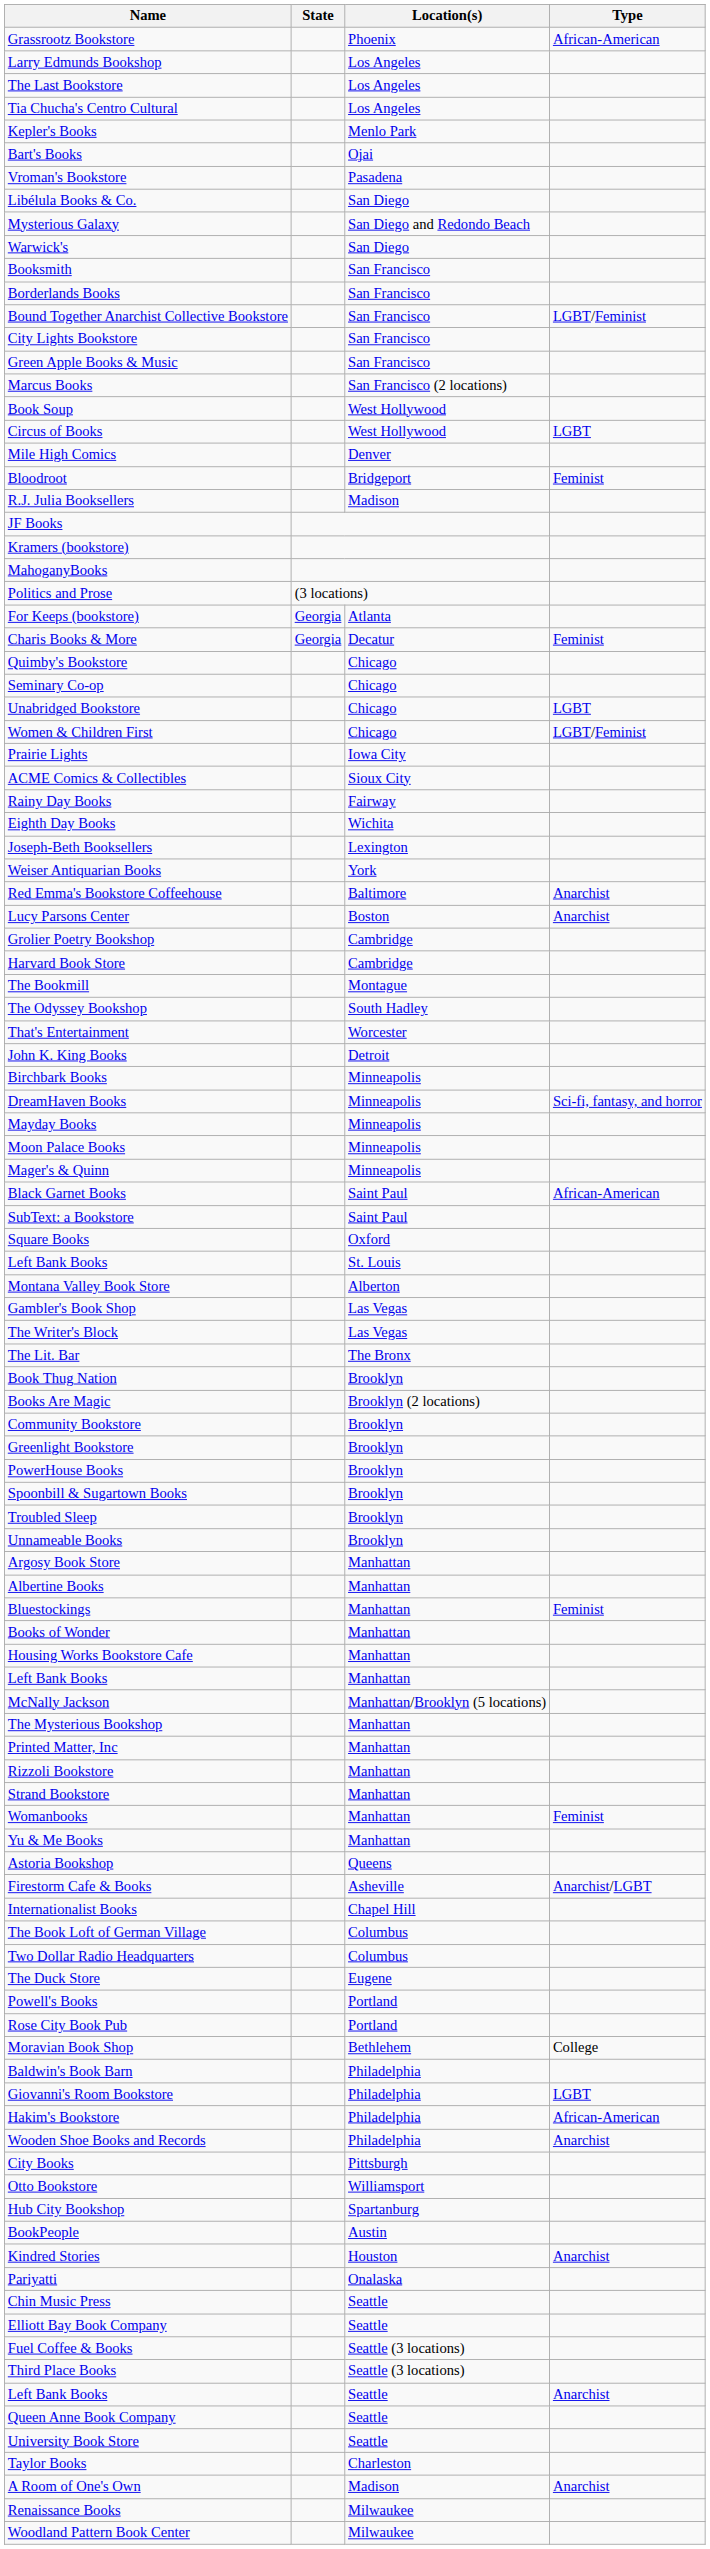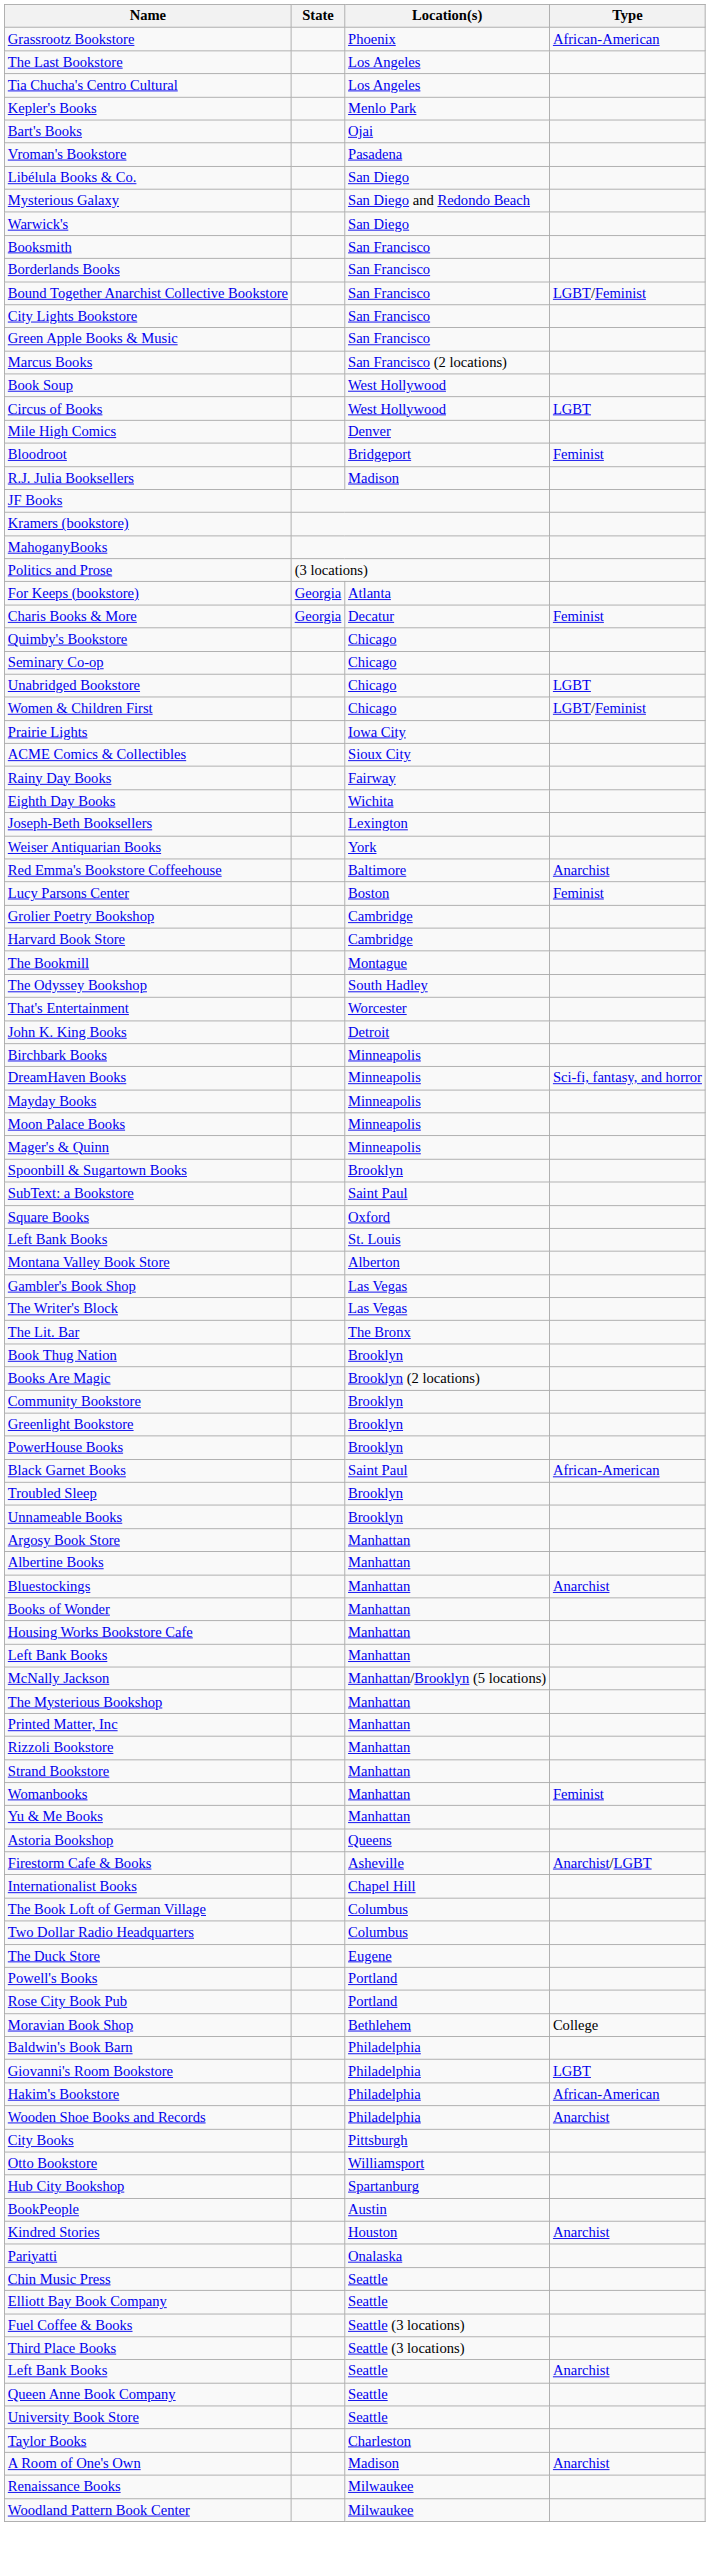- row: (85, 62)
(581, 916) Anarchist -> (578, 893) Feminist
rows swapped: (67, 1193) <-> (97, 1493)
(578, 1609) Feminist -> (581, 1586) Anarchist
